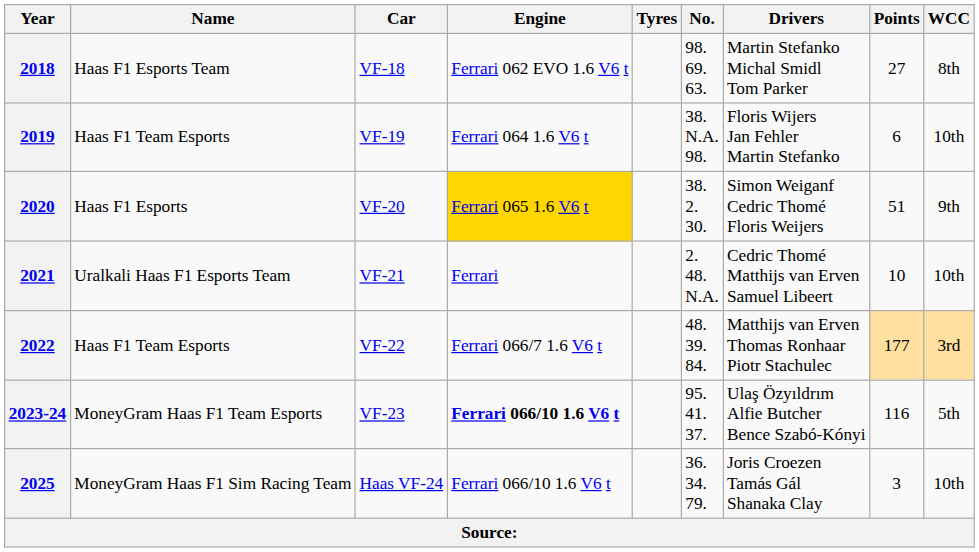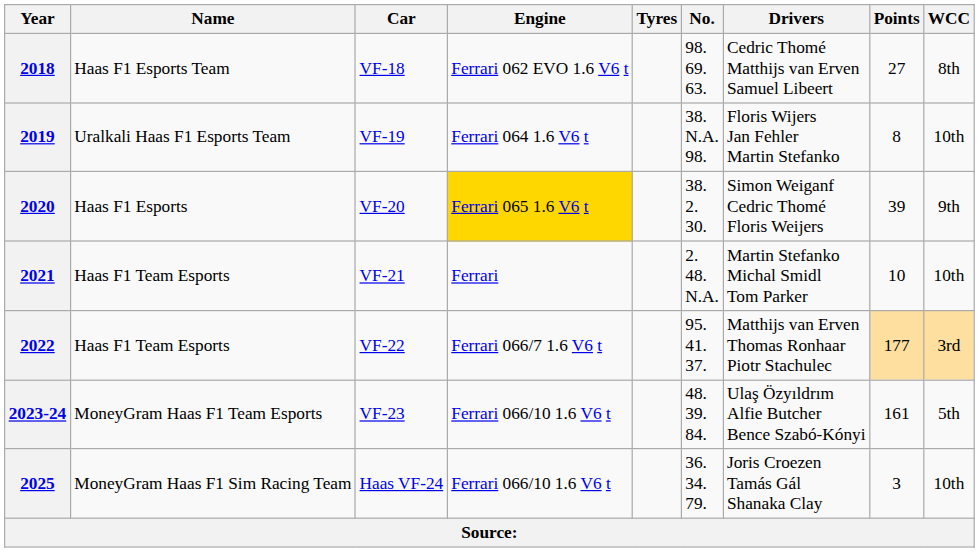(783, 68) Martin Stefanko Michal Smidl Tom Parker -> (793, 68) Cedric Thomé Matthijs van Erven Samuel Libeert
(152, 137) Haas F1 Team Esports -> (182, 137) Uralkali Haas F1 Esports Team
(897, 137) 6 -> (897, 137) 8
(897, 206) 51 -> (897, 206) 39
(182, 275) Uralkali Haas F1 Esports Team -> (152, 275) Haas F1 Team Esports
(793, 275) Cedric Thomé Matthijs van Erven Samuel Libeert -> (783, 275) Martin Stefanko Michal Smidl Tom Parker
(696, 345) 48. 39. 84. -> (696, 345) 95. 41. 37.
(535, 414) bold -> (531, 414) normal
(696, 414) 95. 41. 37. -> (696, 414) 48. 39. 84.
(897, 414) 116 -> (897, 414) 161
